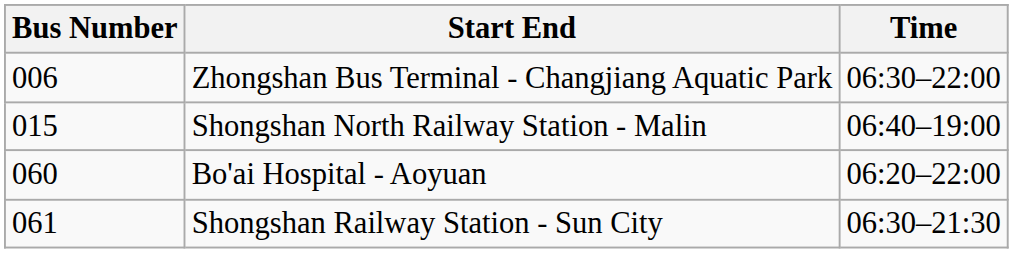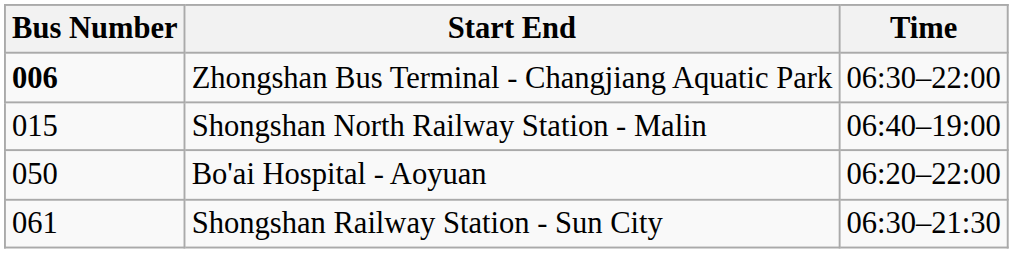(35, 77) normal -> (35, 77) bold
(35, 174) 060 -> (35, 174) 050
